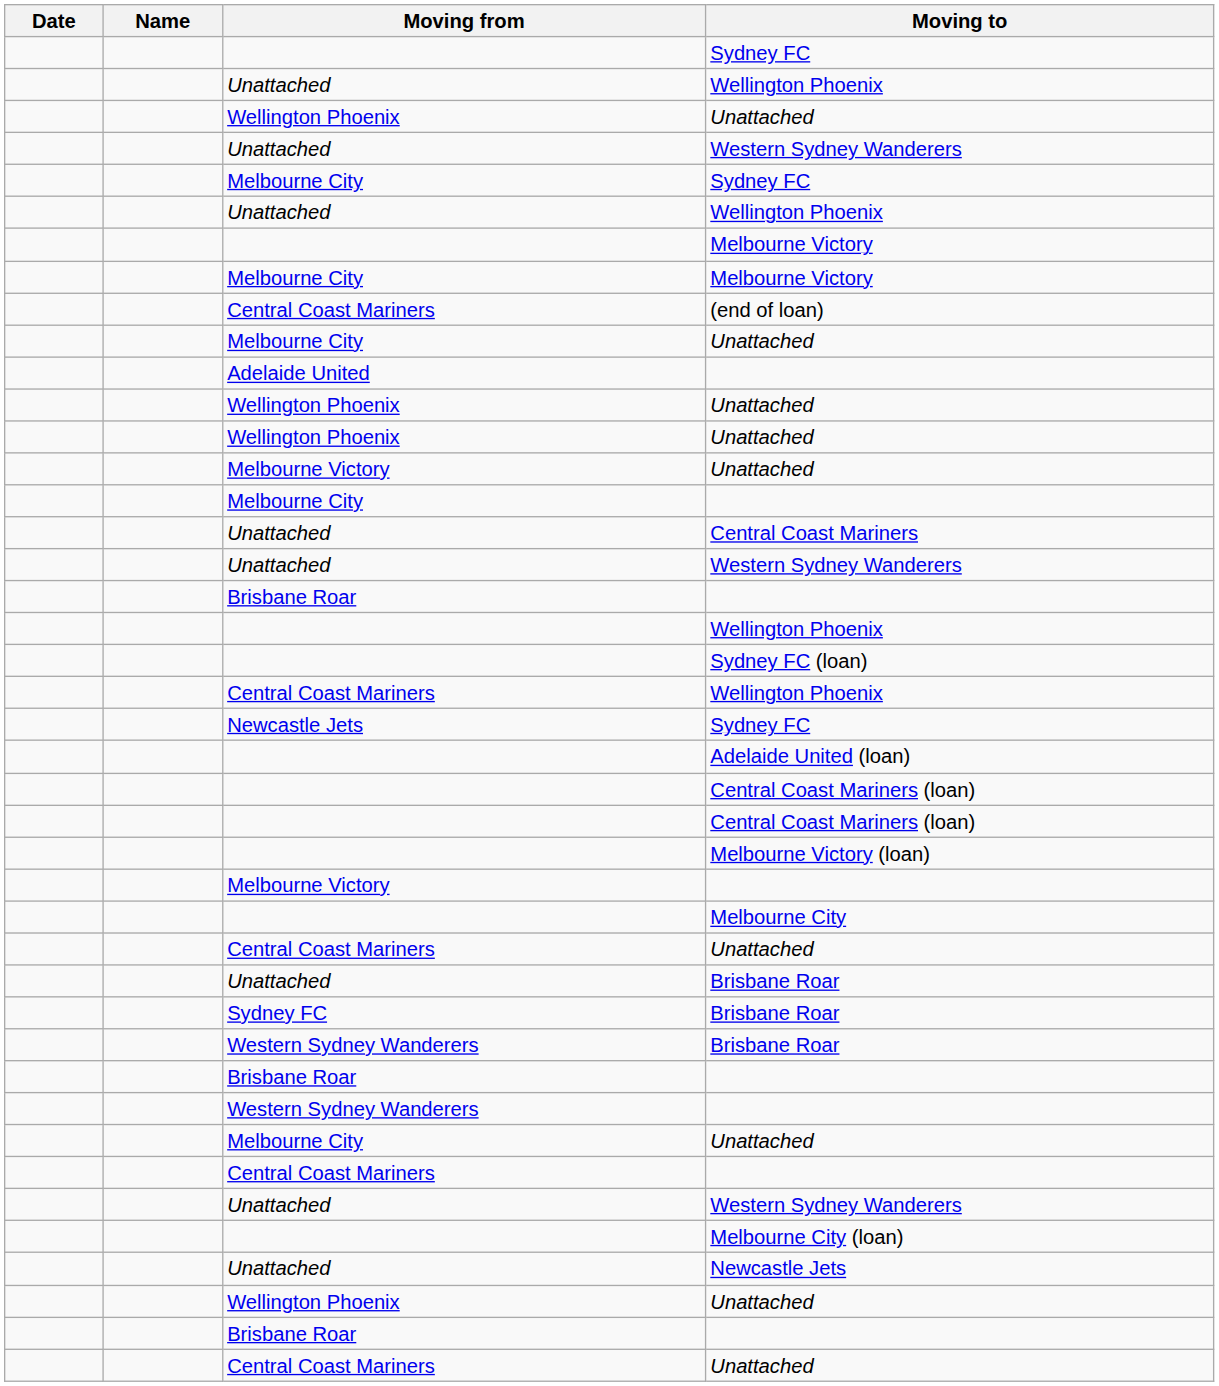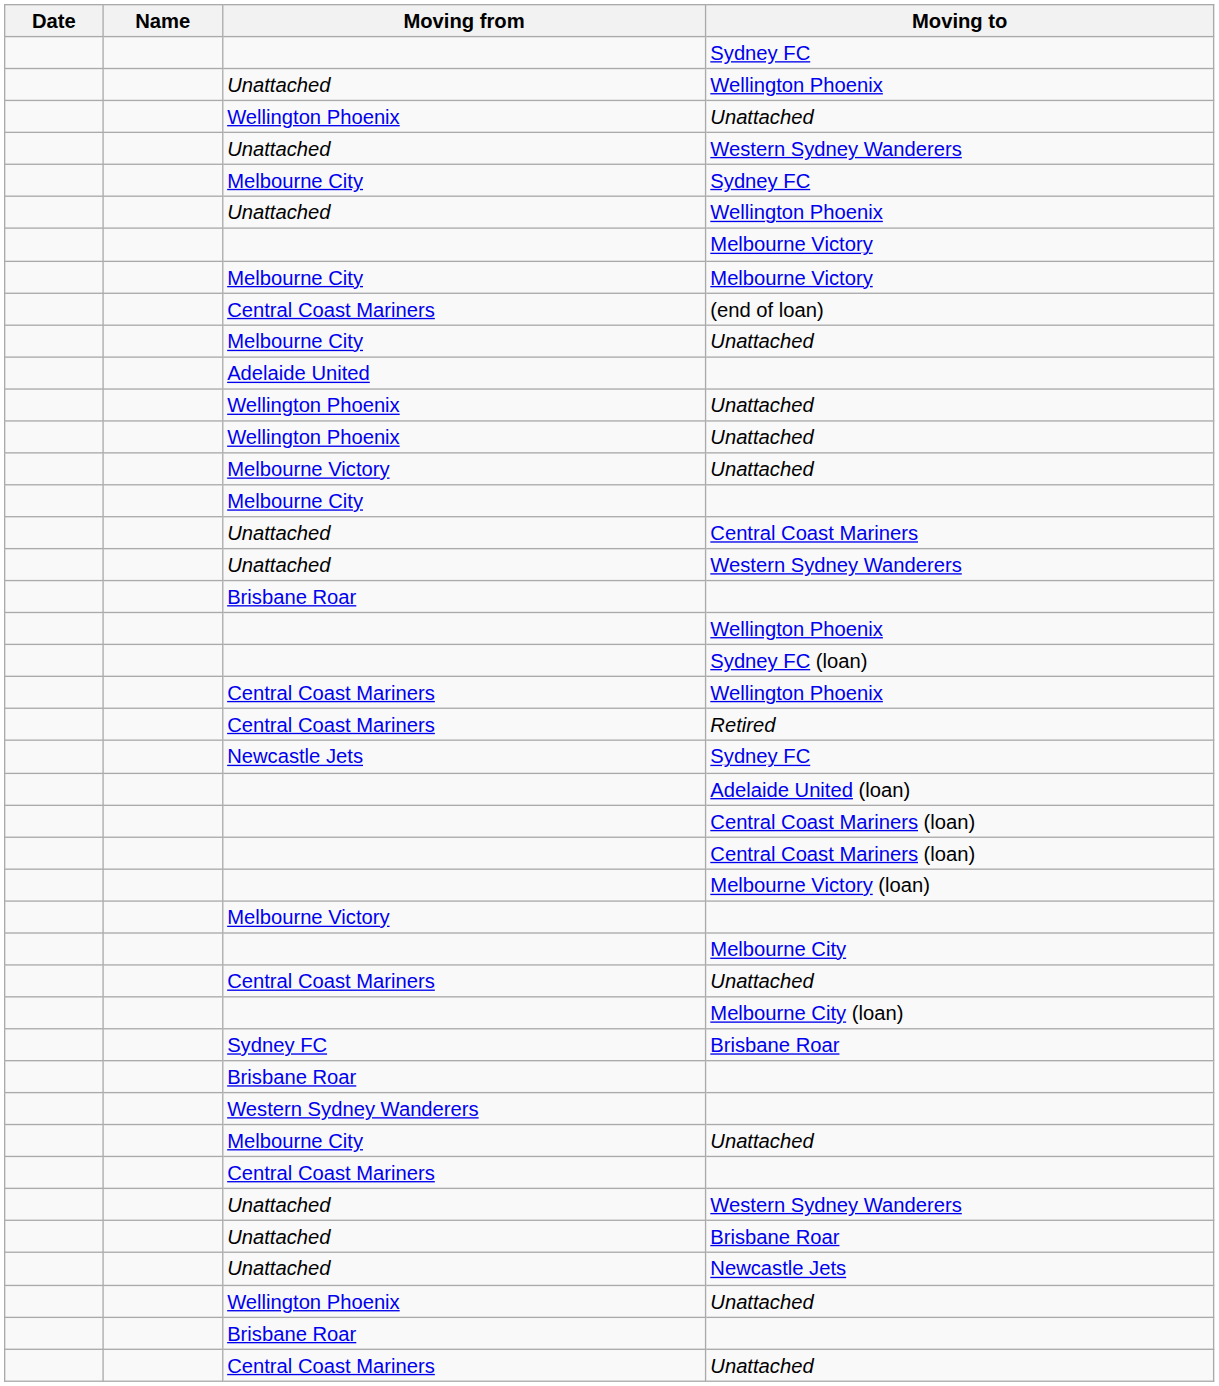+ row: (331, 725)
rows swapped: (464, 1237) <-> (279, 981)
- row: (353, 1045)
